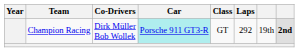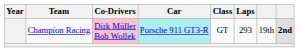(115, 31) no background -> (115, 31) pink background
(245, 31) 292 -> (245, 31) 293
